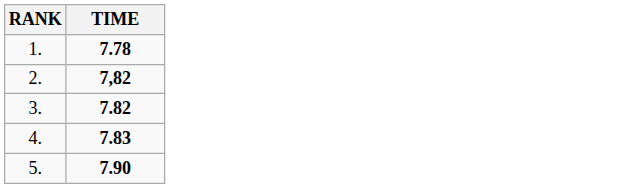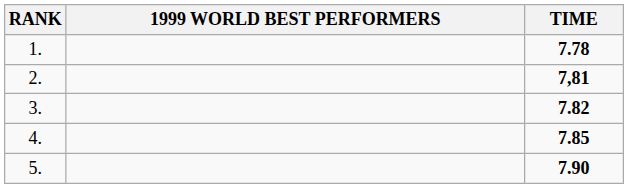+ column: (295, 19)
(115, 79) 7,82 -> (574, 79) 7,81
(115, 138) 7.83 -> (574, 138) 7.85
